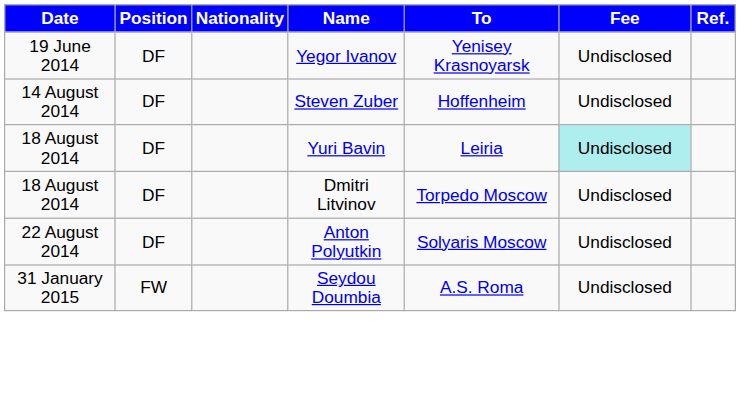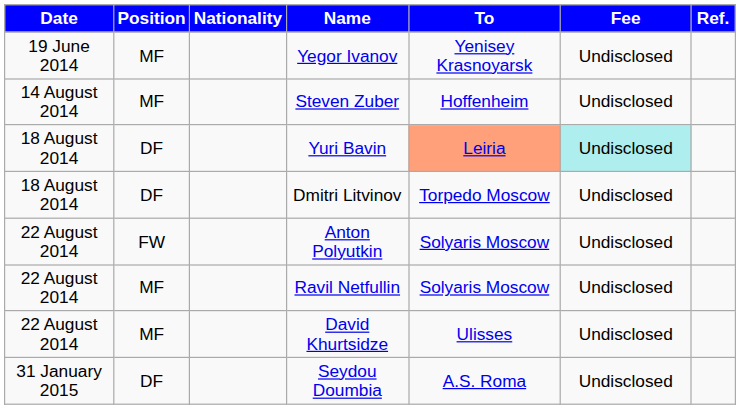(154, 56) DF -> (152, 56) MF
(154, 102) DF -> (152, 102) MF
(482, 149) no background -> (484, 149) lightsalmon background
(154, 242) DF -> (152, 242) FW
+ row: (347, 288)
+ row: (347, 335)
(154, 288) FW -> (152, 381) DF
